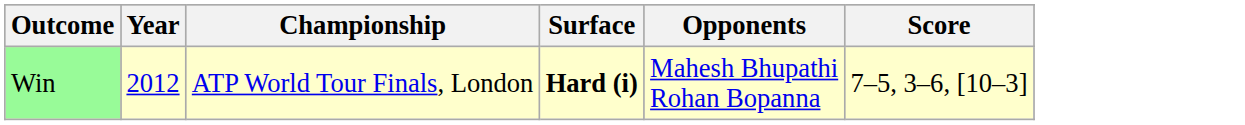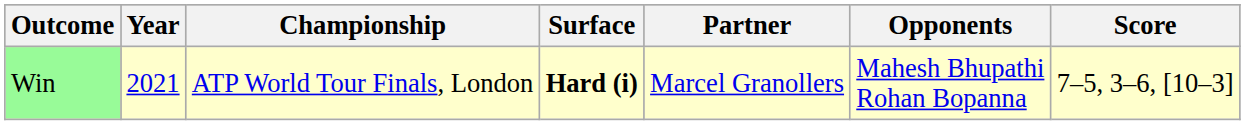+ column: (747, 25)
(153, 82) 2012 -> (153, 82) 2021
